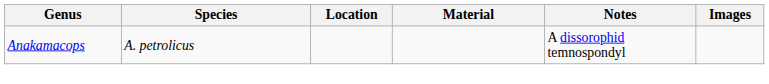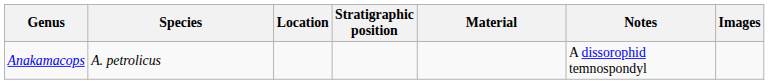+ column: (374, 23)
